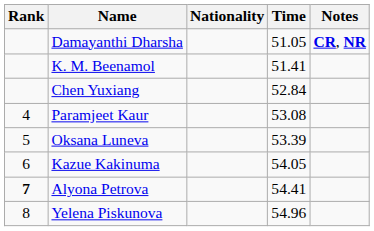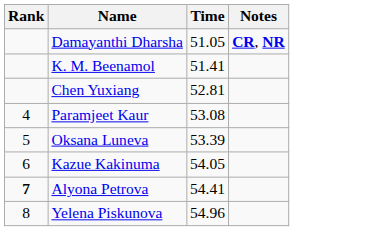- column: (227, 16)
(289, 90) 52.84 -> (208, 90) 52.81
